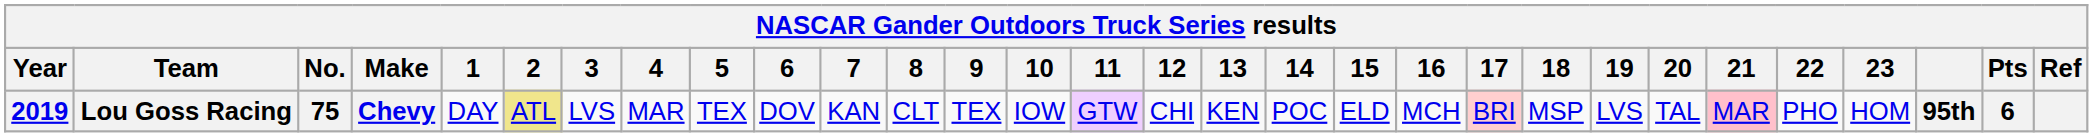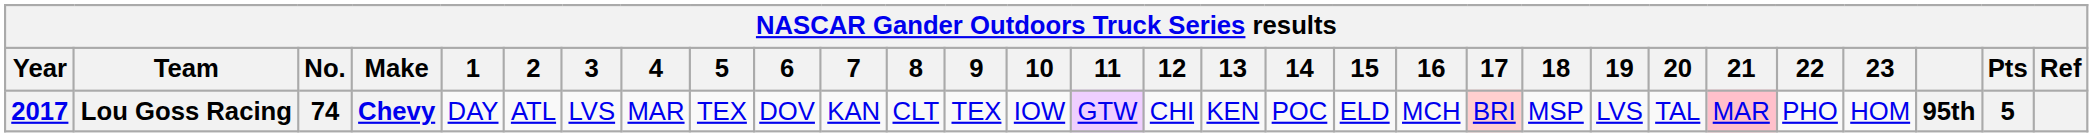(40, 111) 2019 -> (40, 111) 2017
(325, 111) 75 -> (325, 111) 74
(533, 111) khaki background -> (533, 111) no background
(2008, 111) 6 -> (2008, 111) 5
